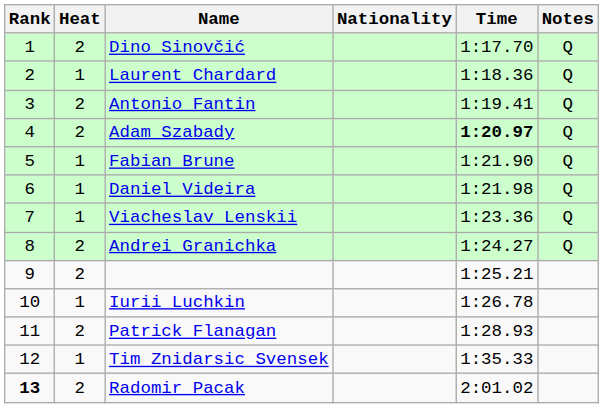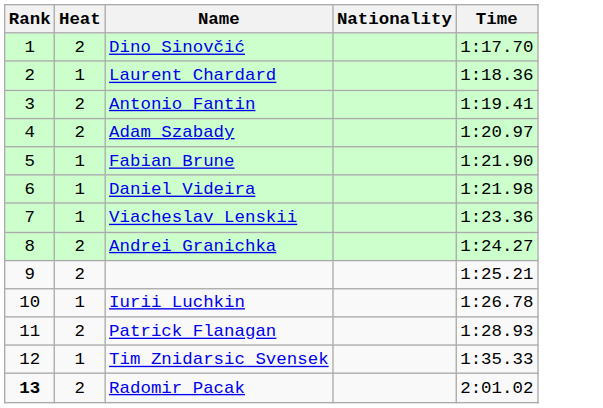- column: (568, 19)
(497, 132) bold -> (497, 132) normal
